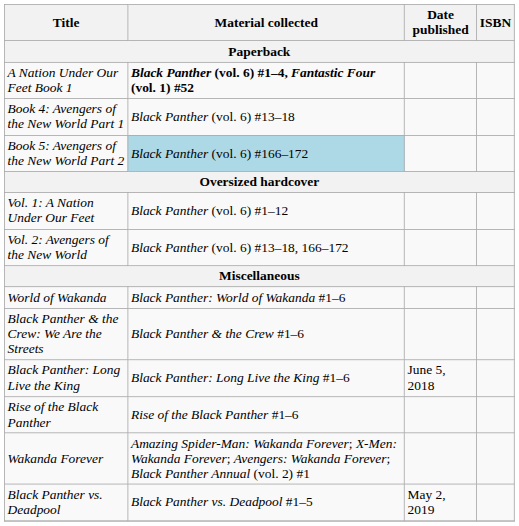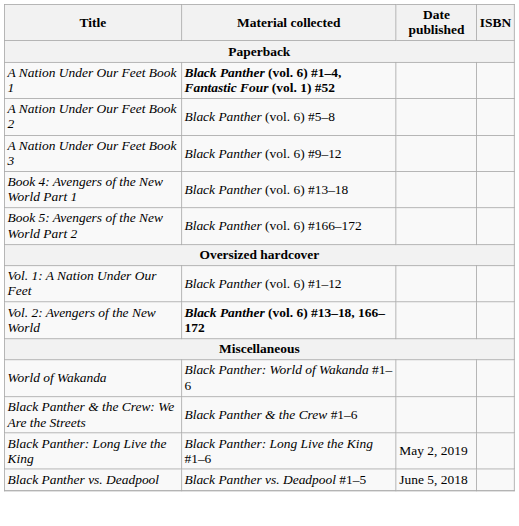+ row: (92, 116)
+ row: (92, 153)
(220, 153) lightblue background -> (273, 226) no background
(240, 247) normal -> (285, 320) bold
(427, 378) June 5, 2018 -> (433, 451) May 2, 2019
- row: (53, 414)
- row: (55, 458)
(427, 502) May 2, 2019 -> (433, 479) June 5, 2018
